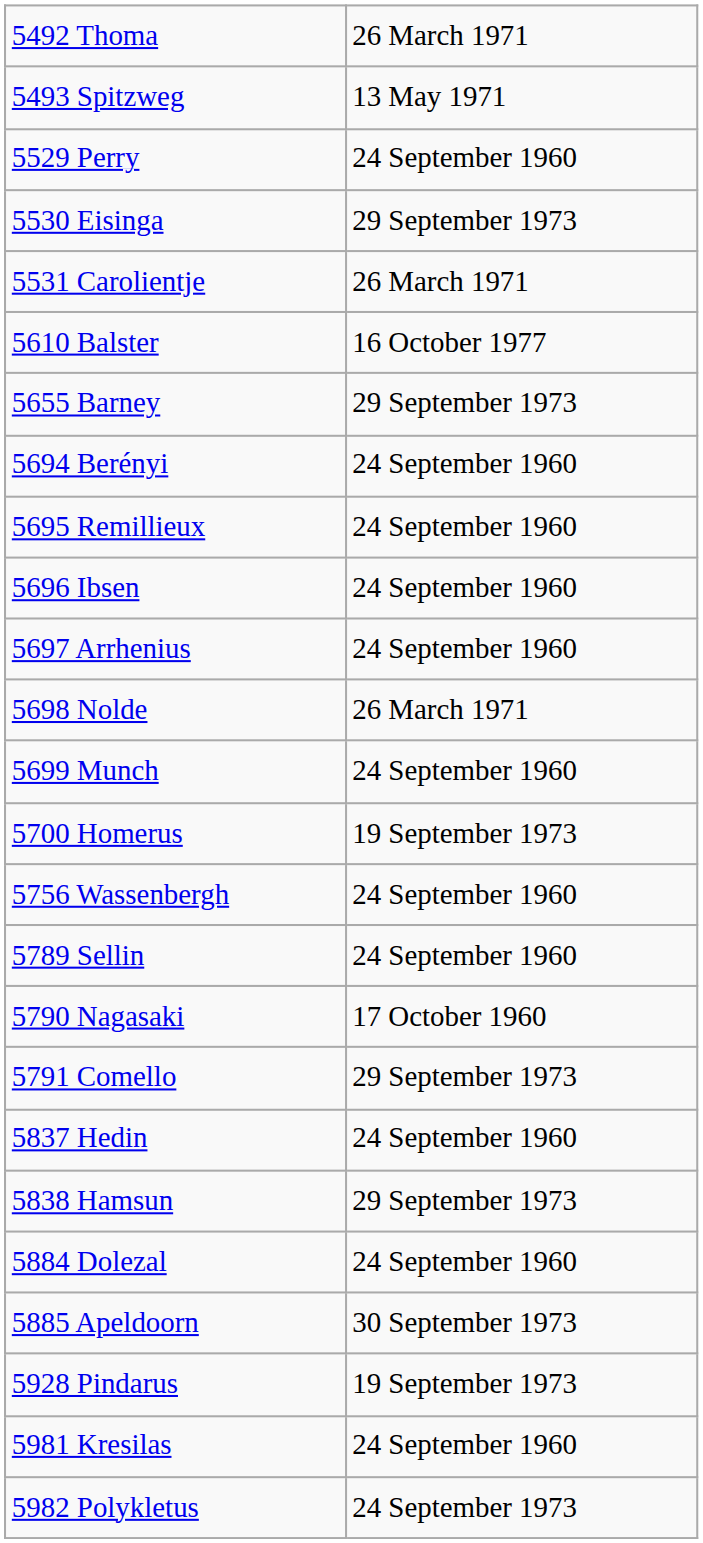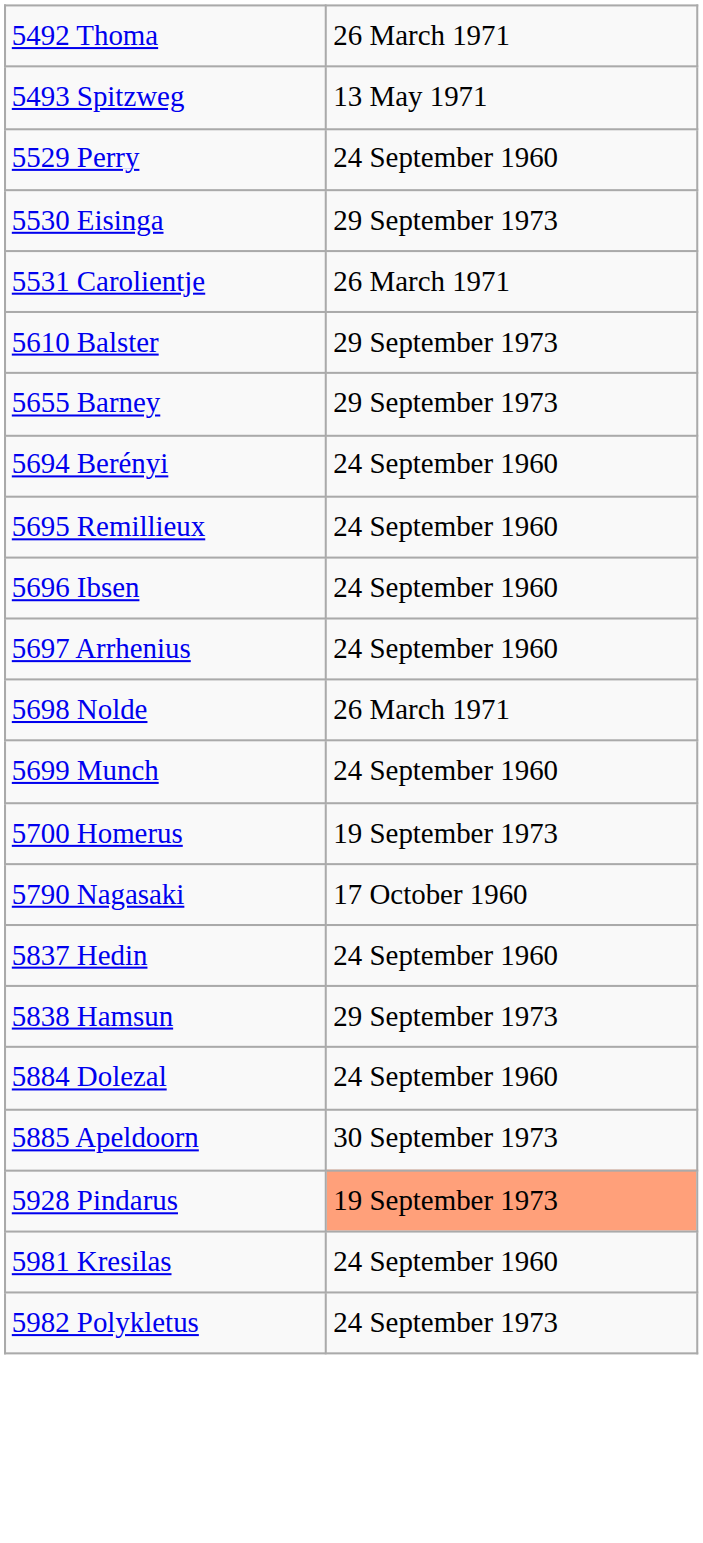(449, 341) 16 October 1977 -> (446, 341) 29 September 1973
- row: (120, 893)
- row: (78, 954)
- row: (94, 1077)
(465, 1383) no background -> (446, 1199) lightsalmon background
